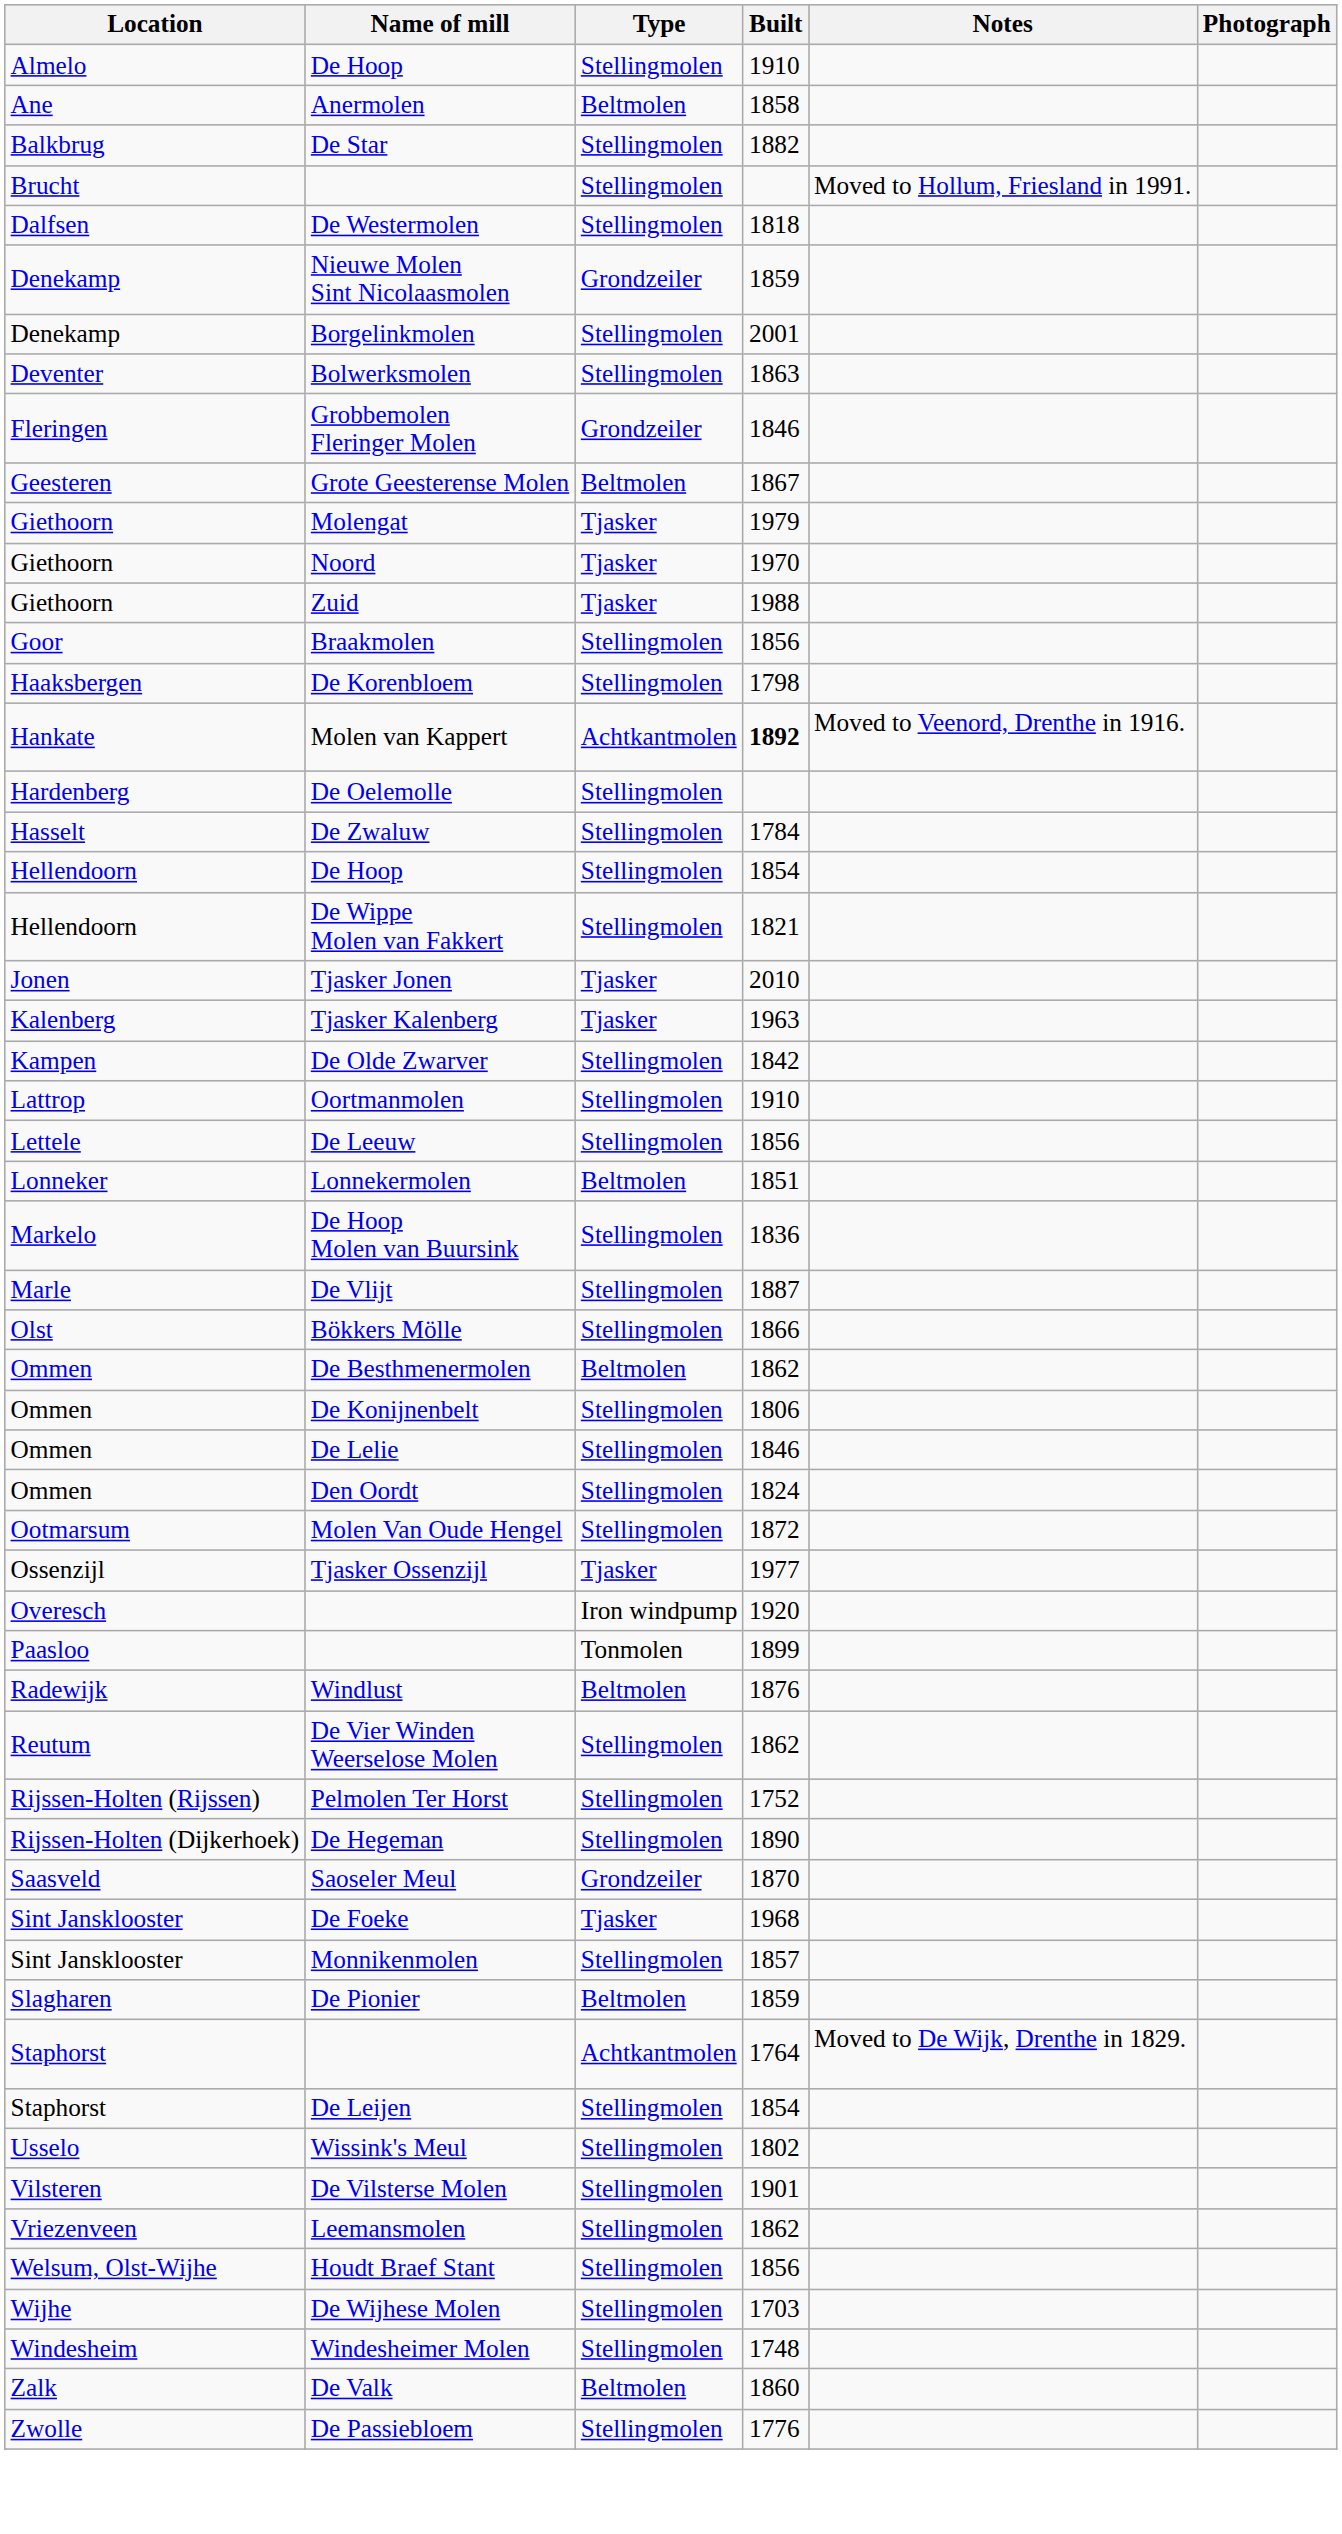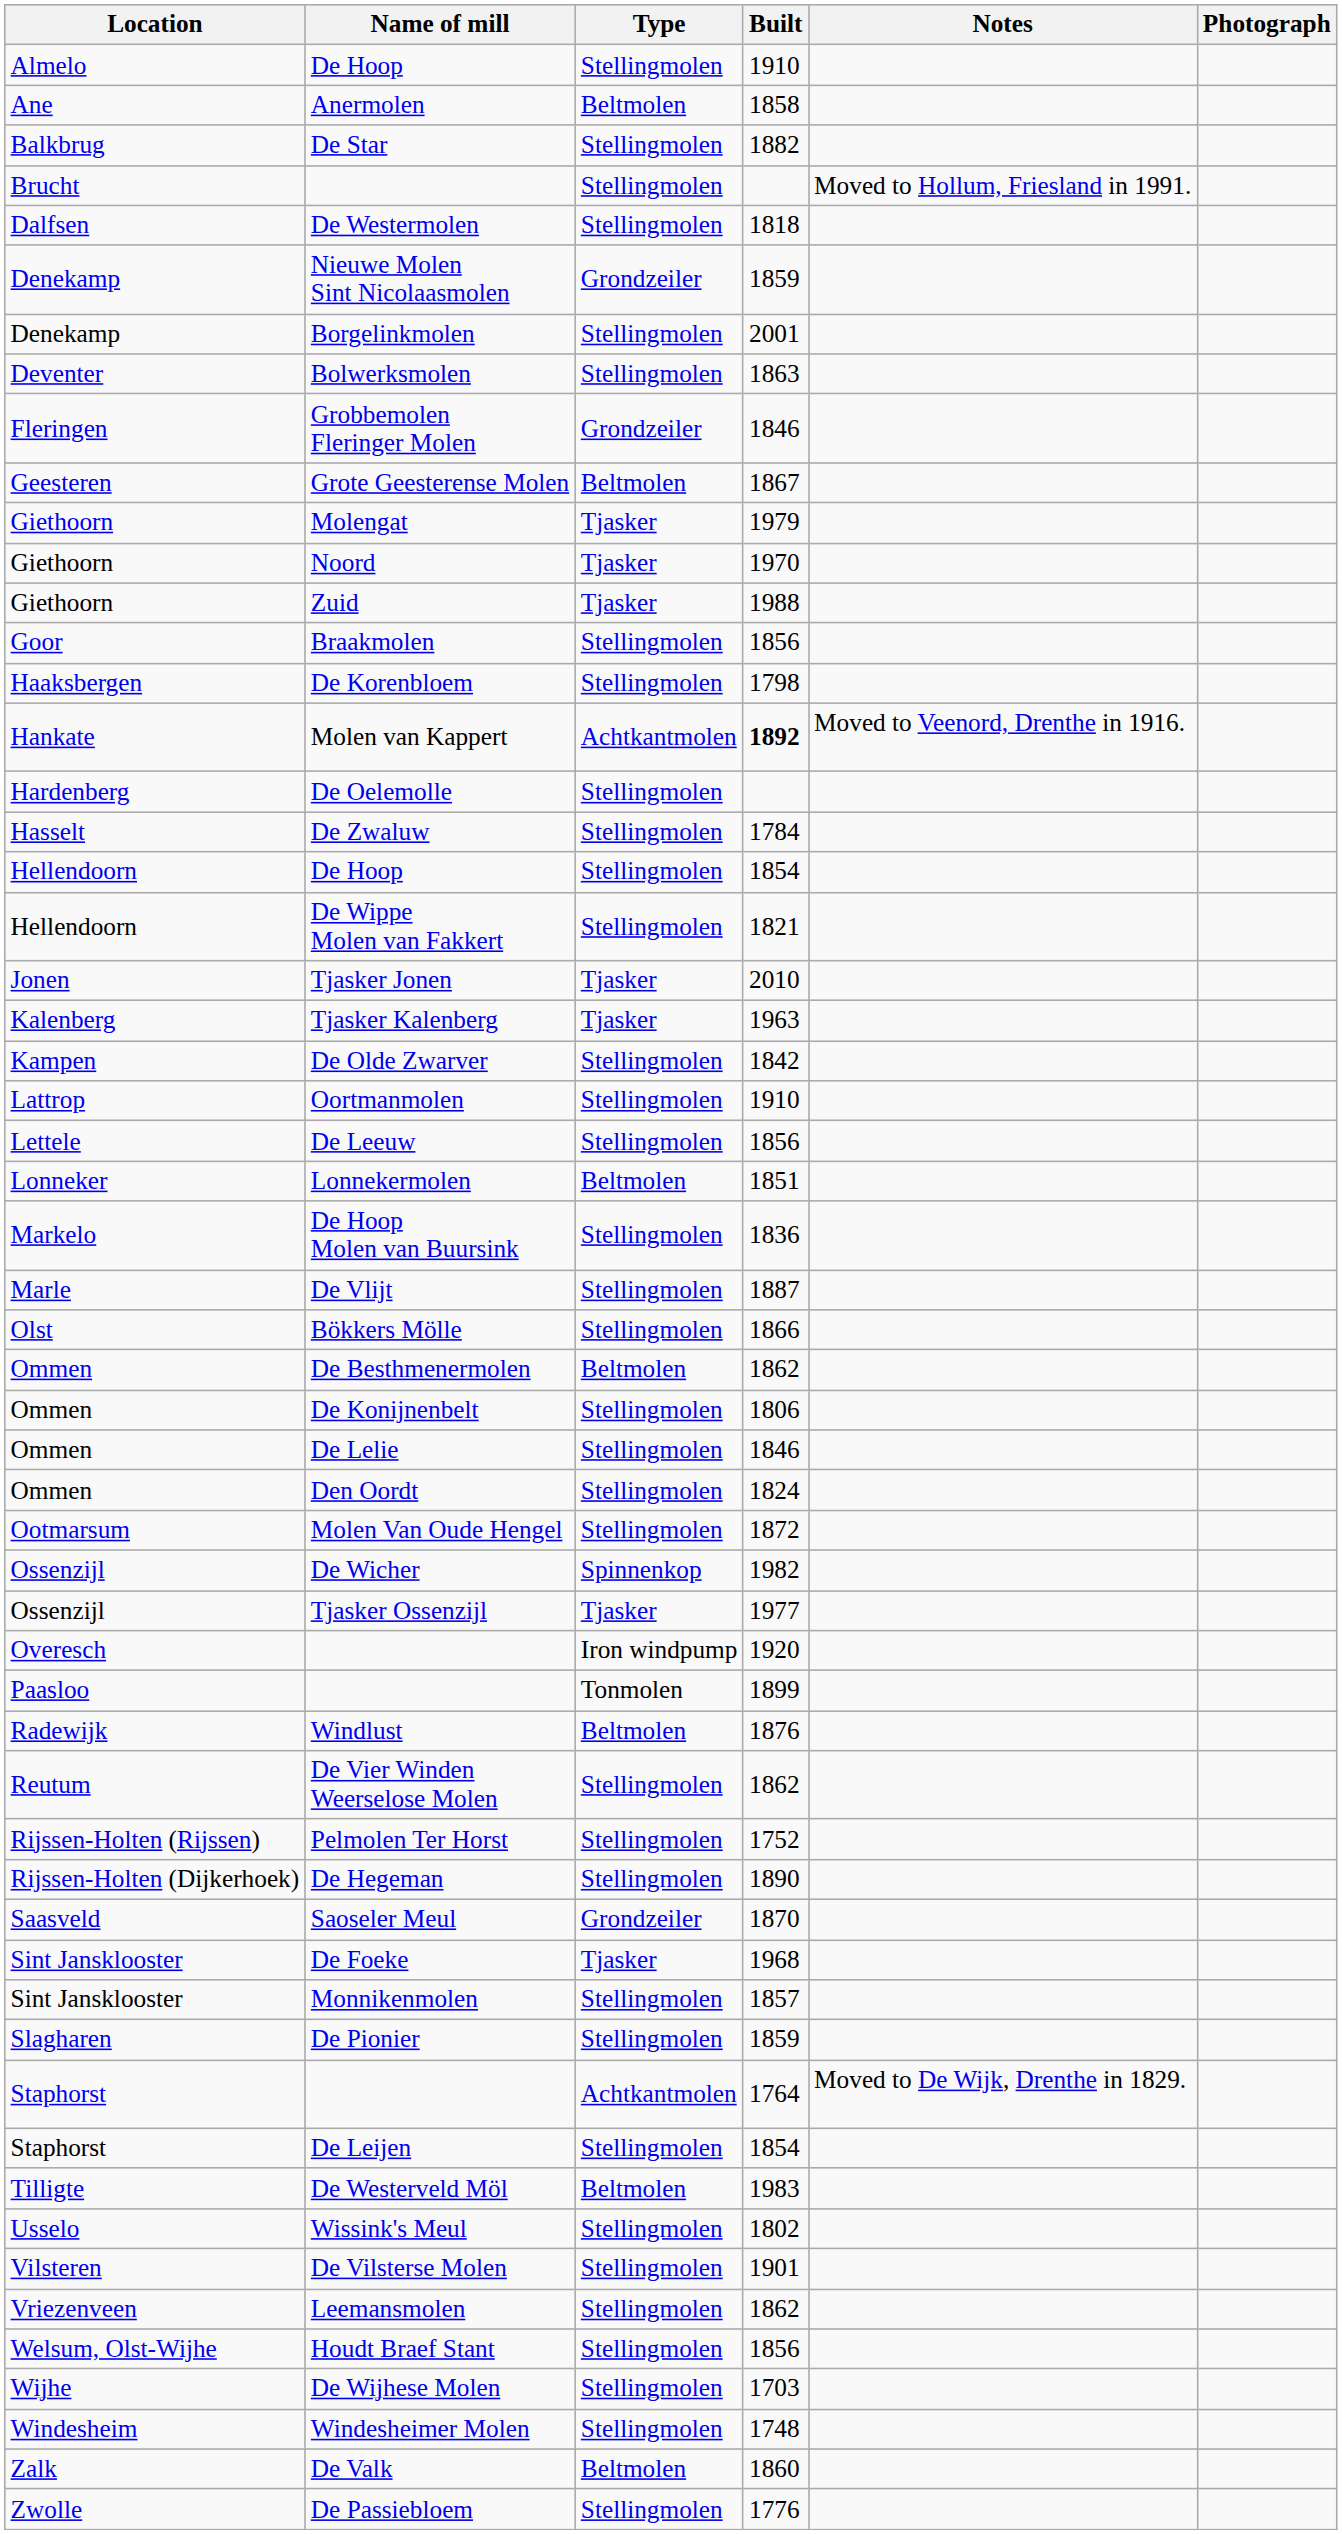+ row: (365, 1569)
(633, 1999) Beltmolen -> (652, 2039) Stellingmolen
+ row: (409, 2188)
